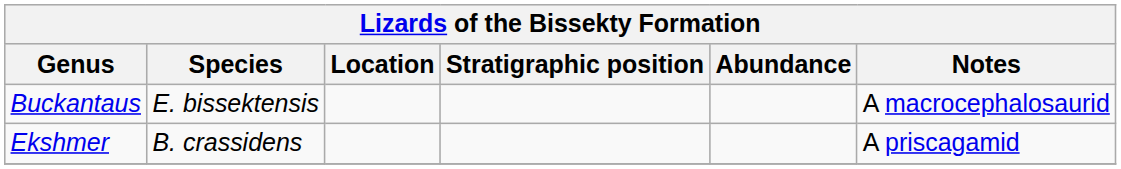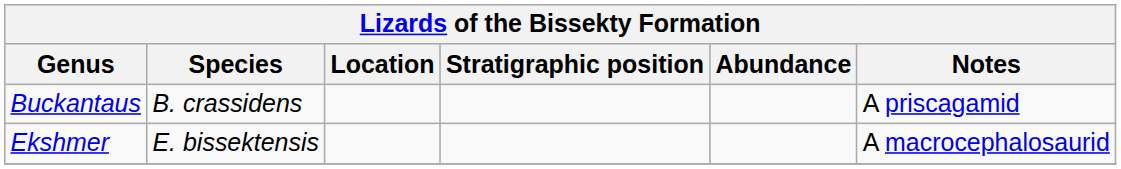(236, 103) E. bissektensis -> (227, 103) B. crassidens
(986, 103) A macrocephalosaurid -> (941, 103) A priscagamid
(227, 143) B. crassidens -> (236, 143) E. bissektensis
(941, 143) A priscagamid -> (986, 143) A macrocephalosaurid
